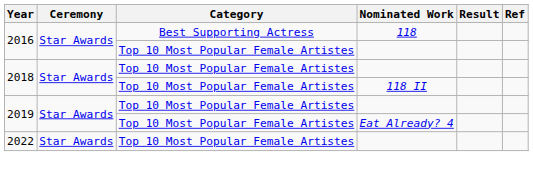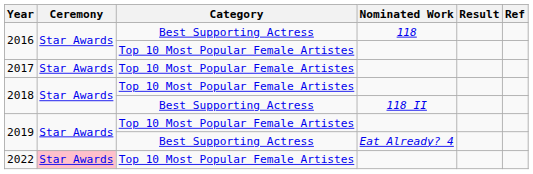+ row: (21, 68)
(236, 86) Top 10 Most Popular Female Artistes -> (236, 105) Best Supporting Actress
(236, 123) Top 10 Most Popular Female Artistes -> (236, 141) Best Supporting Actress
(76, 141) no background -> (76, 159) pink background
